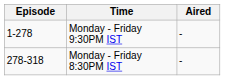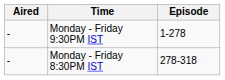columns swapped: (198, 12) <-> (35, 12)
